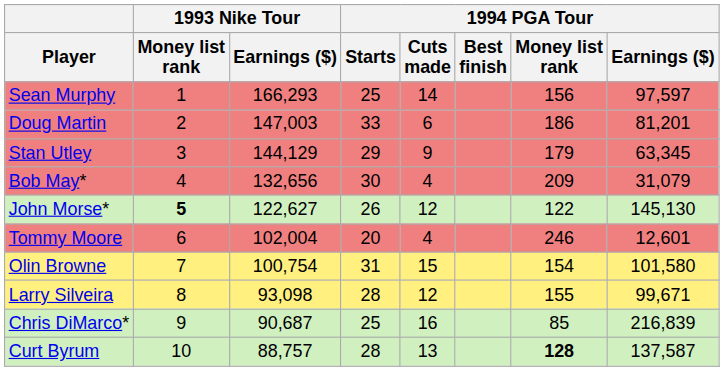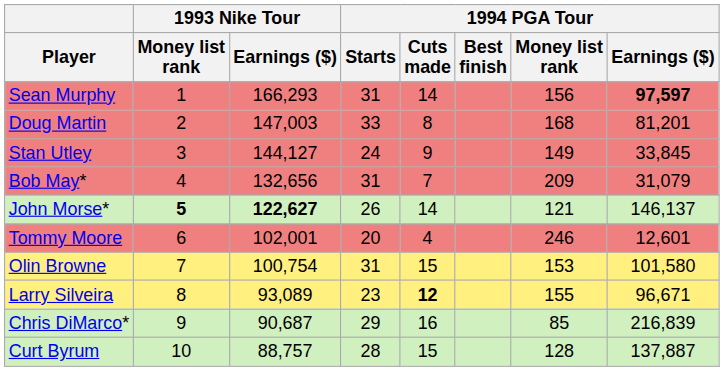(371, 95) 25 -> (371, 95) 31
(663, 95) normal -> (663, 95) bold
(428, 124) 6 -> (428, 124) 8
(559, 124) 186 -> (559, 124) 168
(285, 152) 144,129 -> (285, 152) 144,127
(371, 152) 29 -> (371, 152) 24
(559, 152) 179 -> (559, 152) 149
(663, 152) 63,345 -> (663, 152) 33,845
(371, 180) 30 -> (371, 180) 31
(428, 180) 4 -> (428, 180) 7
(285, 209) normal -> (285, 209) bold
(428, 209) 12 -> (428, 209) 14
(559, 209) 122 -> (559, 209) 121
(663, 209) 145,130 -> (663, 209) 146,137
(285, 237) 102,004 -> (285, 237) 102,001
(559, 266) 154 -> (559, 266) 153
(285, 294) 93,098 -> (285, 294) 93,089
(371, 294) 28 -> (371, 294) 23
(428, 294) normal -> (428, 294) bold
(663, 294) 99,671 -> (663, 294) 96,671
(371, 323) 25 -> (371, 323) 29
(428, 351) 13 -> (428, 351) 15
(559, 351) bold -> (559, 351) normal
(663, 351) 137,587 -> (663, 351) 137,887
